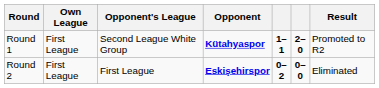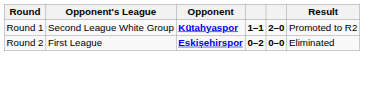- column: (71, 17)
